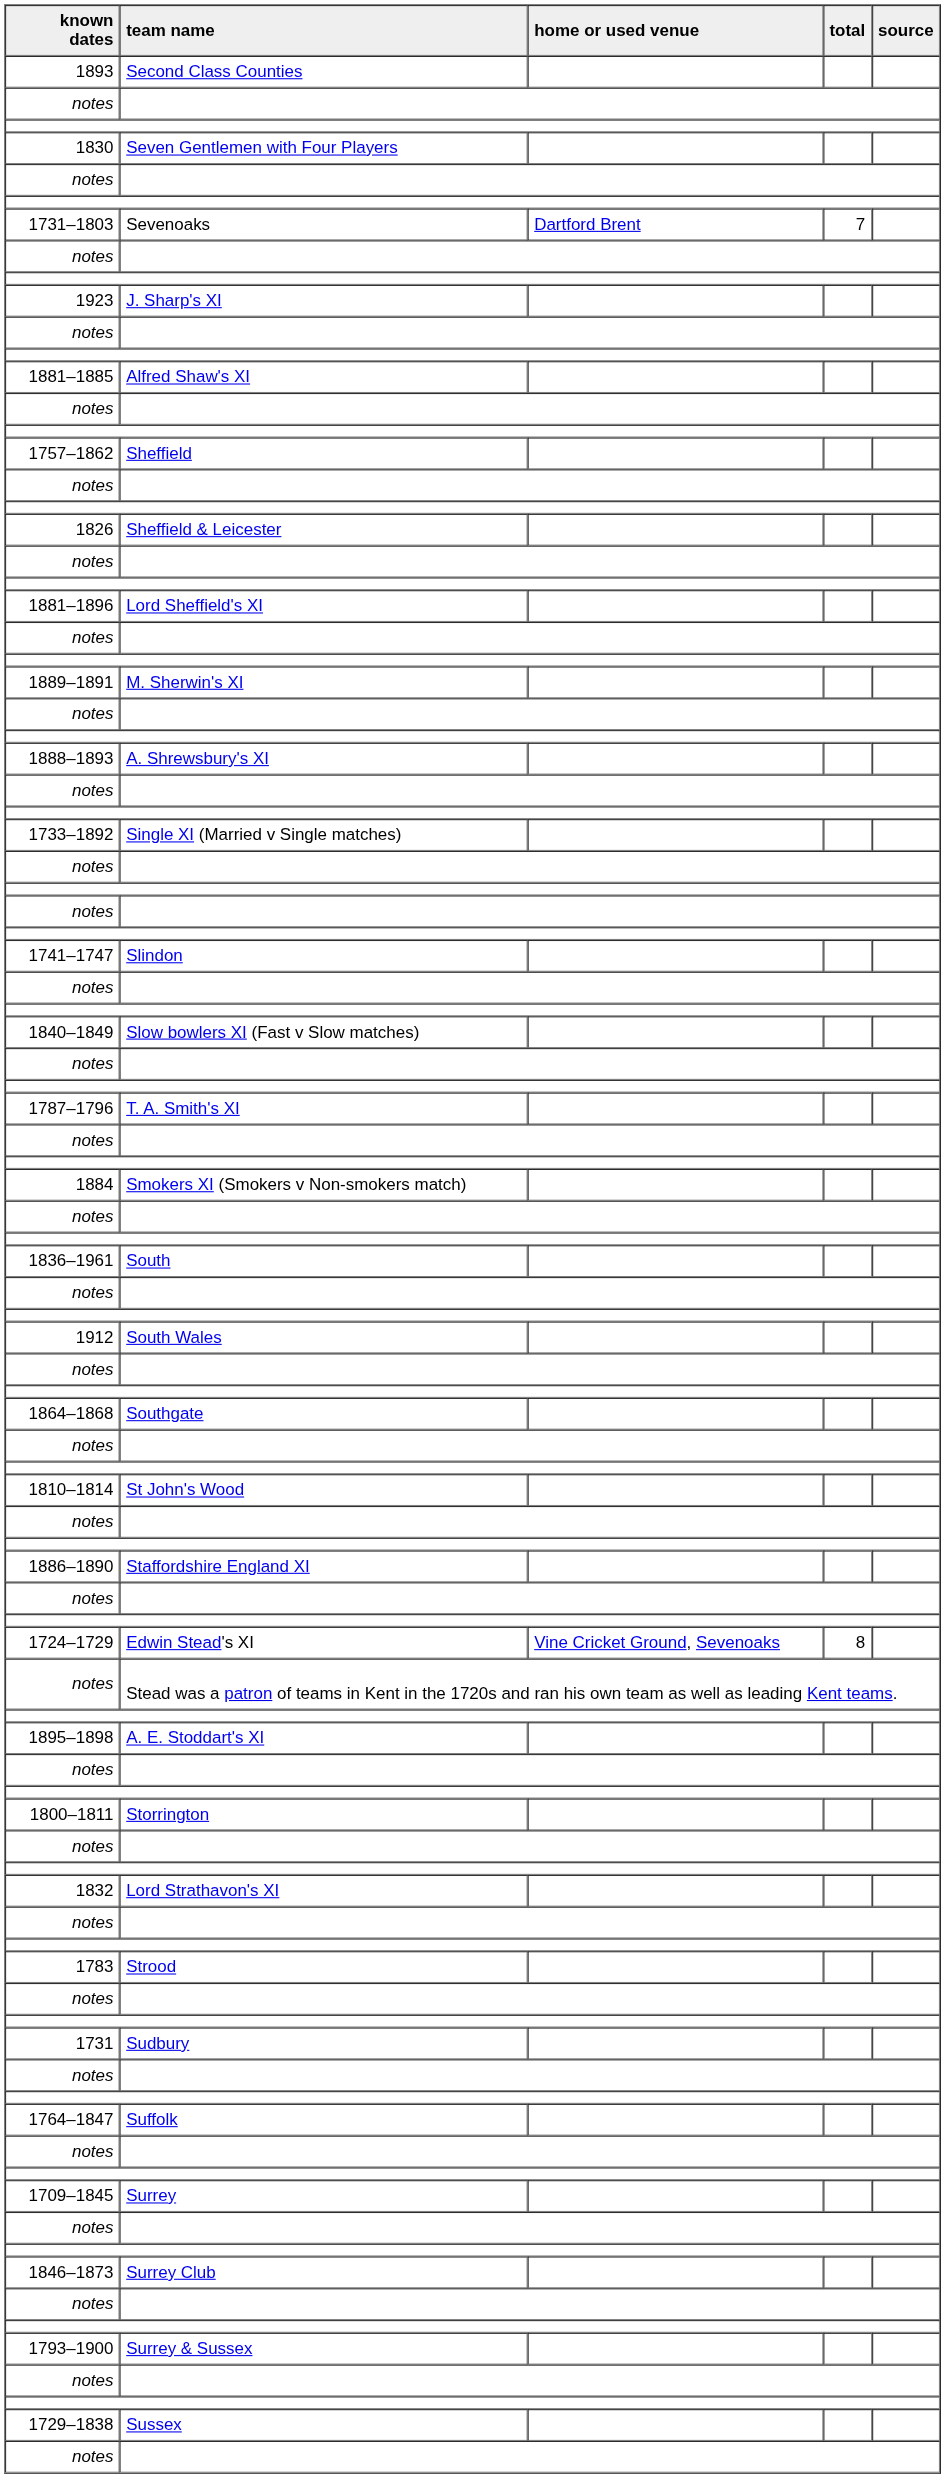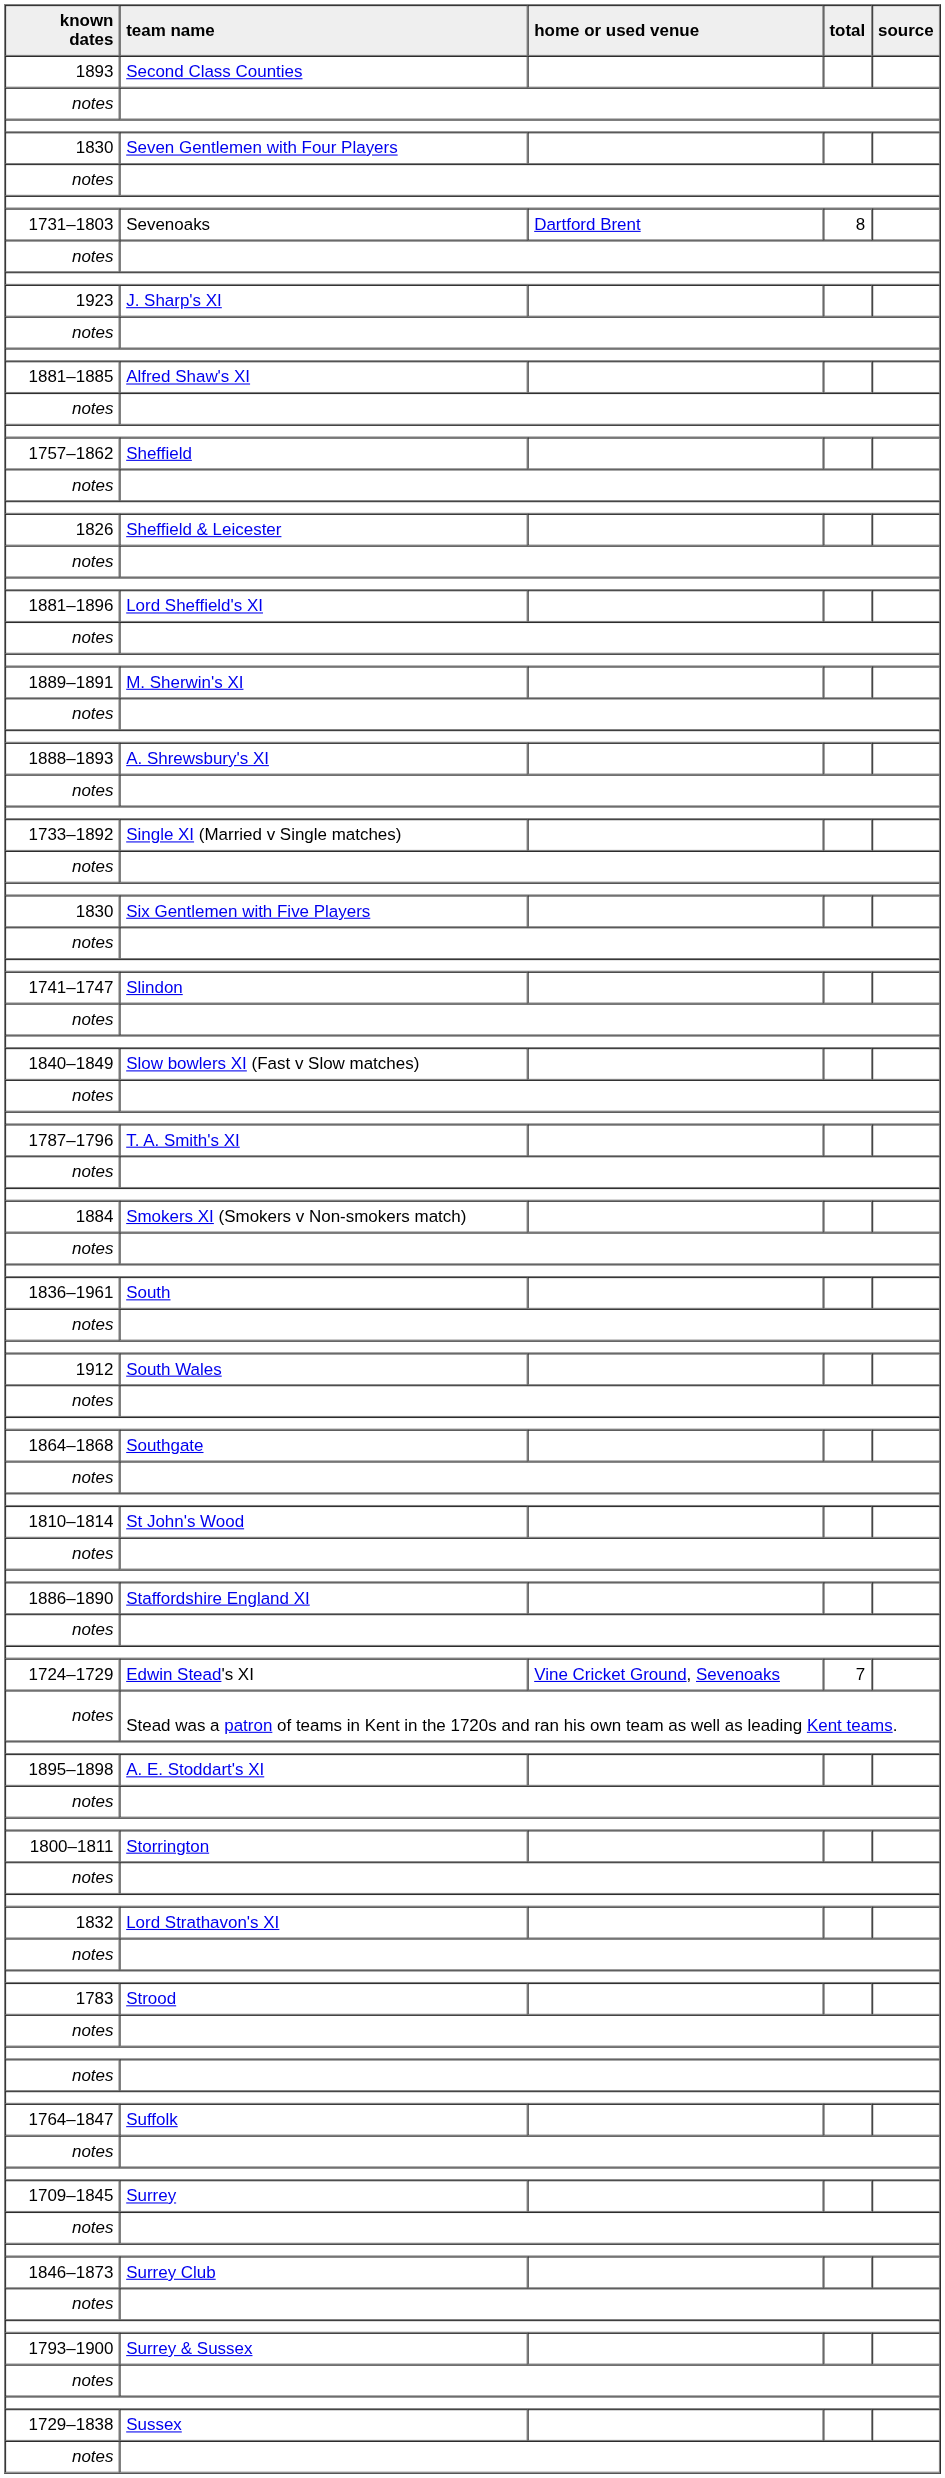(861, 224) 7 -> (861, 224) 8
+ row: (95, 911)
(861, 1642) 8 -> (861, 1674) 7
- row: (95, 2043)
